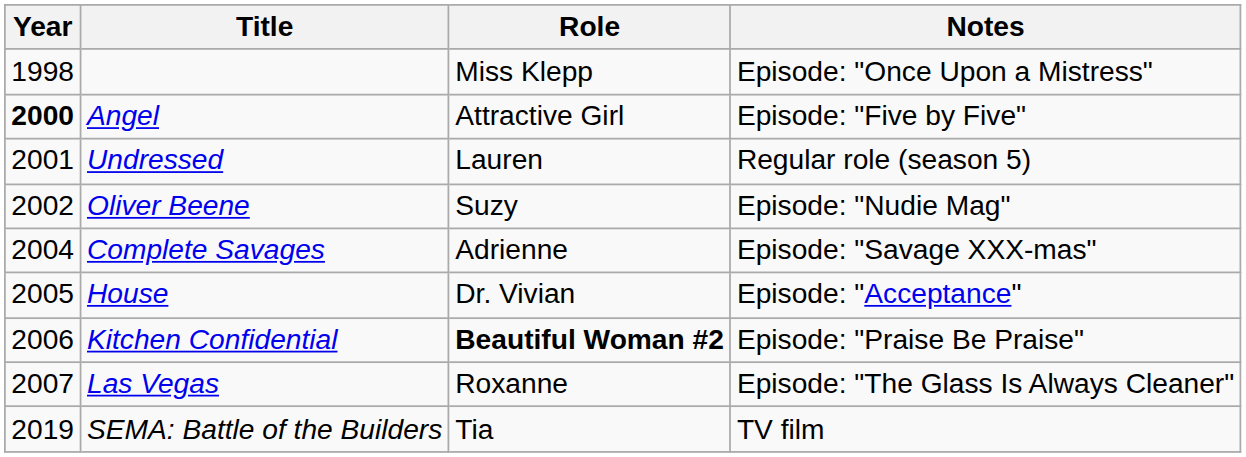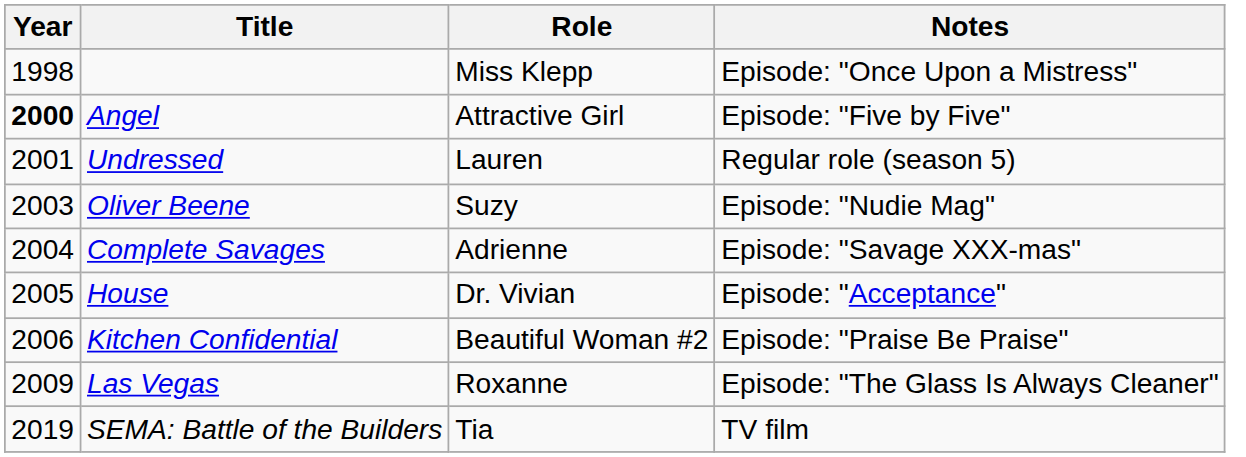(43, 205) 2002 -> (43, 205) 2003
(590, 339) bold -> (582, 339) normal
(43, 384) 2007 -> (43, 384) 2009
